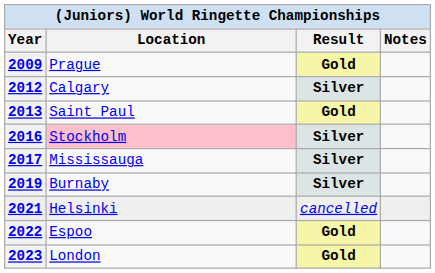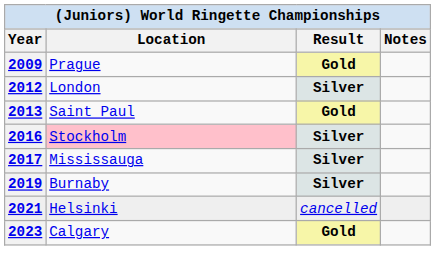(79, 88) Calgary -> (75, 88) London
- row: (25, 232)
(75, 256) London -> (79, 232) Calgary
